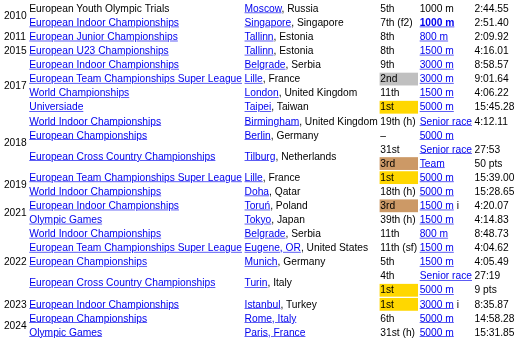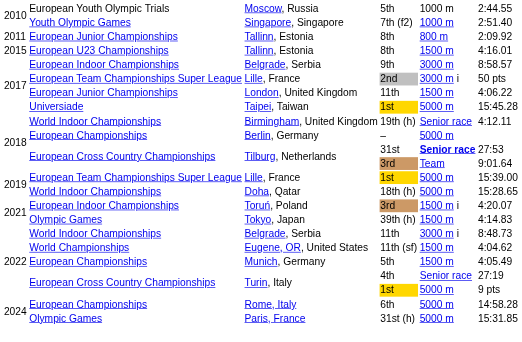(104, 22) European Indoor Championships -> (80, 22) Youth Olympic Games
(437, 22) bold -> (437, 22) normal
(437, 79) 3000 m -> (439, 79) 3000 m i
(492, 79) 9:01.64 -> (492, 79) 50 pts
(79, 93) World Championships -> (104, 93) European Junior Championships
(446, 149) normal -> (448, 149) bold
(489, 163) 50 pts -> (495, 163) 9:01.64
(434, 234) 800 m -> (439, 234) 3000 m i
(136, 248) European Team Championships Super League -> (79, 248) World Championships
- row: (281, 304)
